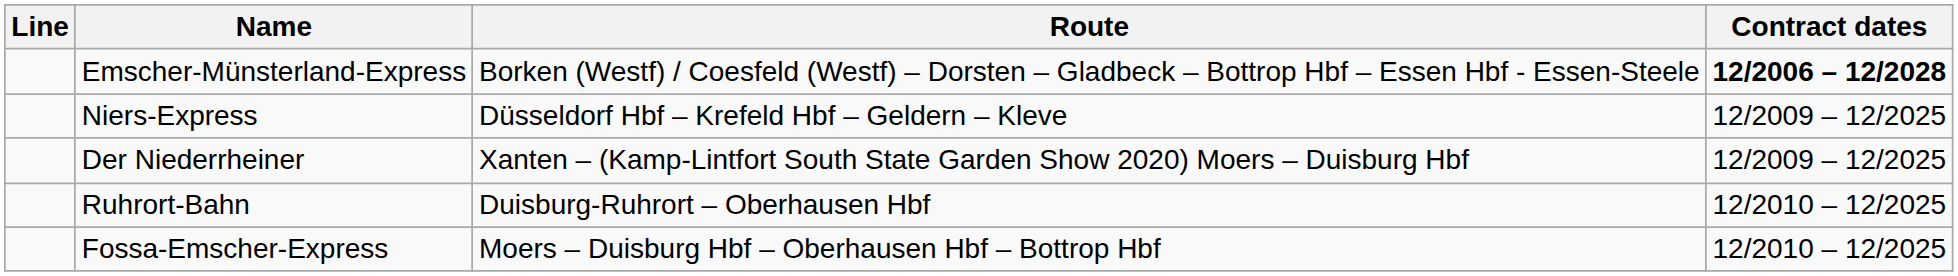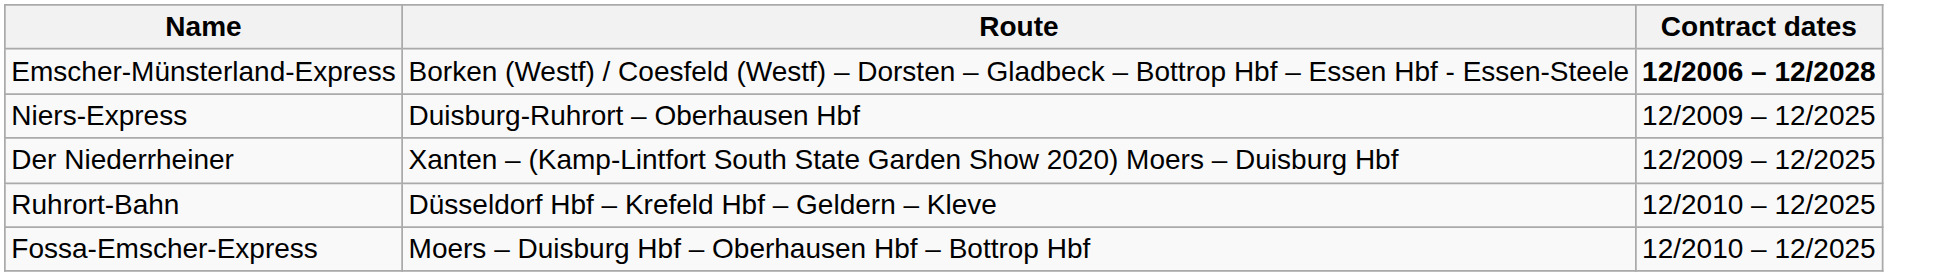- column: (40, 26)
(773, 115) Düsseldorf Hbf – Krefeld Hbf – Geldern – Kleve -> (634, 115) Duisburg-Ruhrort – Oberhausen Hbf
(705, 204) Duisburg-Ruhrort – Oberhausen Hbf -> (703, 204) Düsseldorf Hbf – Krefeld Hbf – Geldern – Kleve
